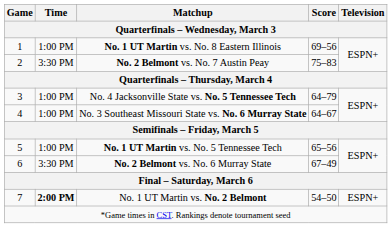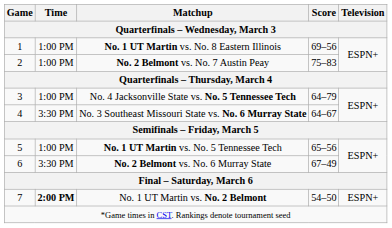(56, 63) 3:30 PM -> (56, 63) 1:00 PM
(56, 113) 1:00 PM -> (56, 113) 3:30 PM
